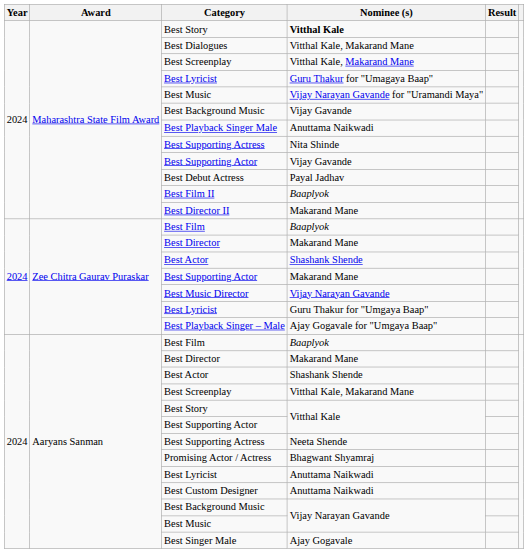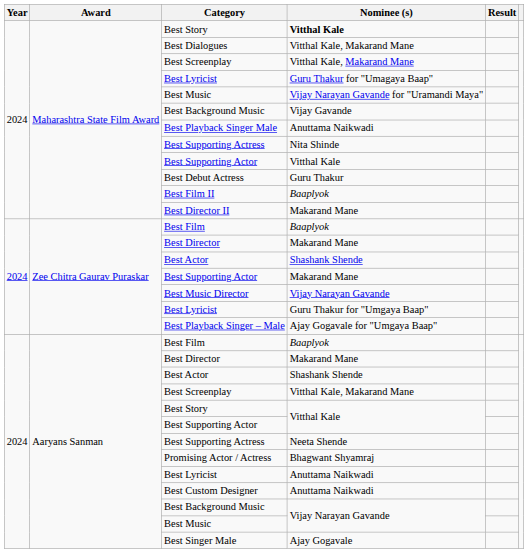(321, 161) Vijay Gavande -> (315, 161) Vitthal Kale
(317, 177) Payal Jadhav -> (317, 177) Guru Thakur
